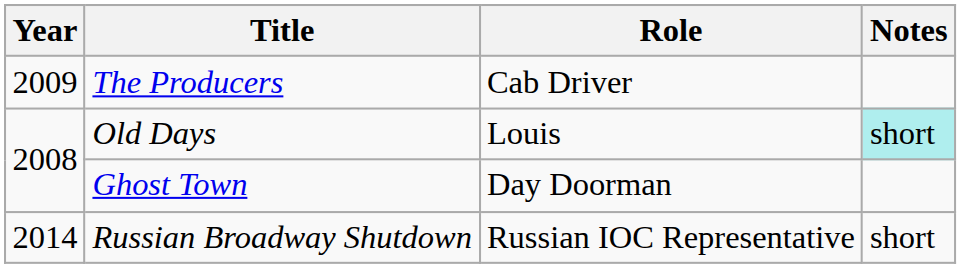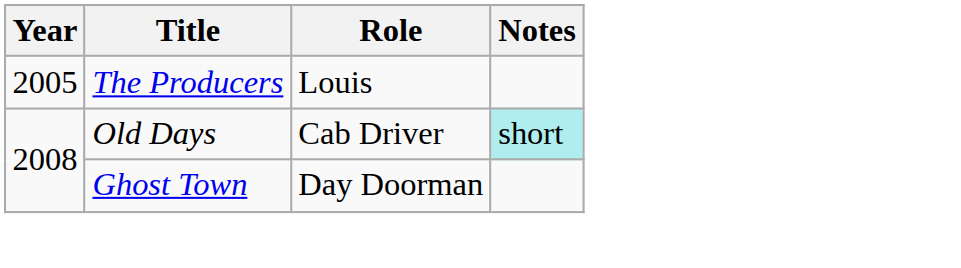(45, 81) 2009 -> (45, 81) 2005
(560, 81) Cab Driver -> (335, 81) Louis
(524, 133) Louis -> (371, 133) Cab Driver
- row: (282, 236)
